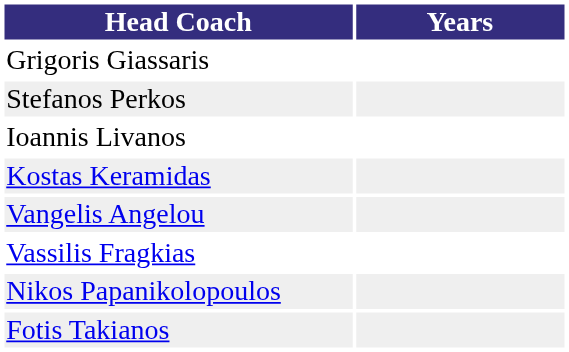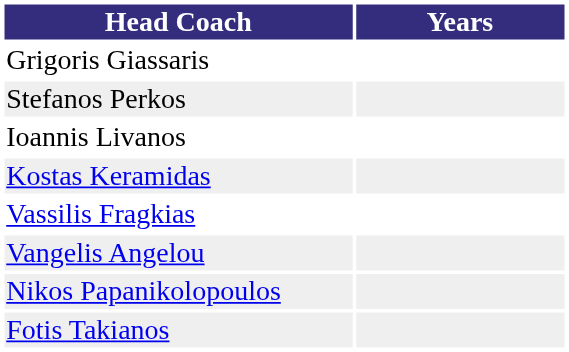rows swapped: (101, 252) <-> (105, 214)
